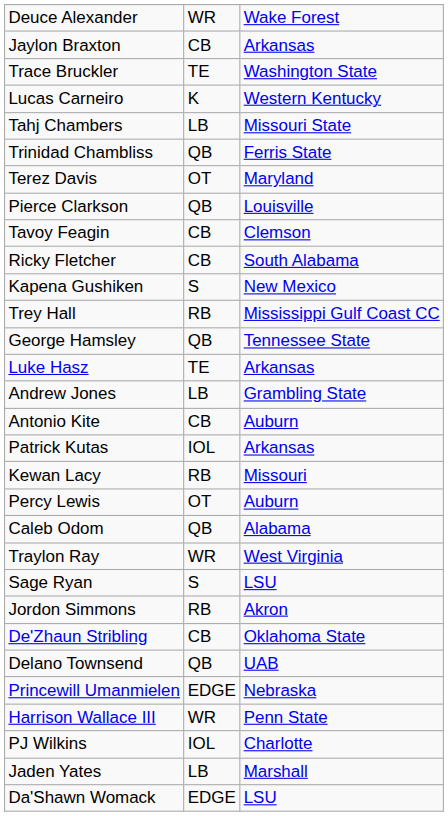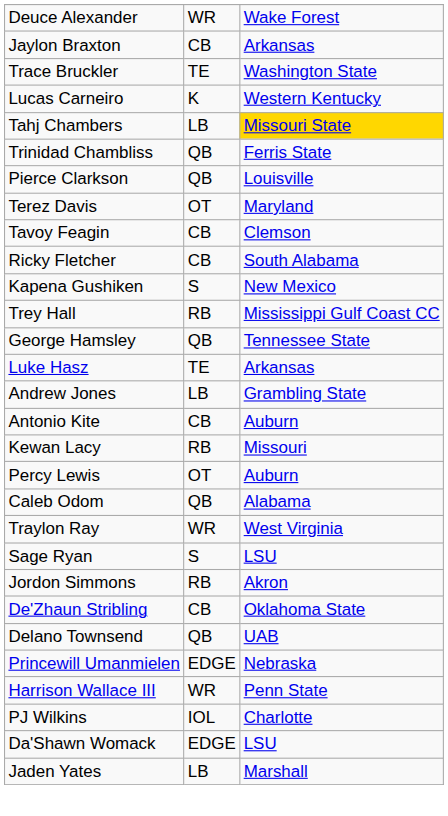(297, 125) no background -> (297, 125) gold background
rows swapped: (68, 206) <-> (53, 179)
- row: (58, 448)
rows swapped: (82, 797) <-> (55, 771)
